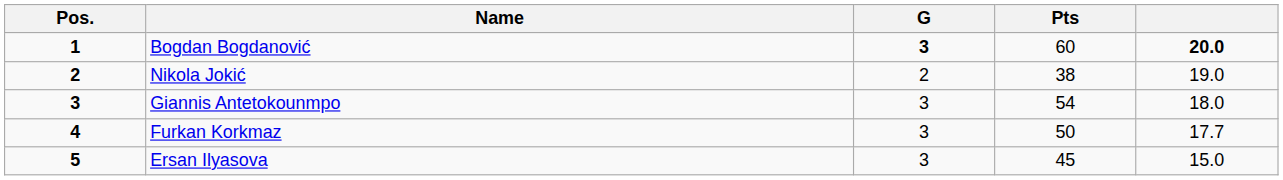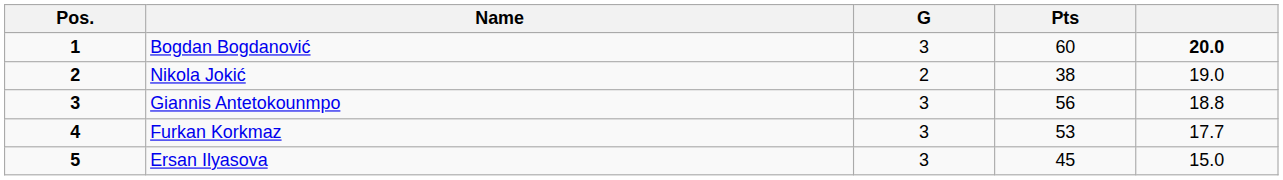(924, 47) bold -> (924, 47) normal
(1065, 103) 54 -> (1065, 103) 56
(1207, 103) 18.0 -> (1207, 103) 18.8
(1065, 132) 50 -> (1065, 132) 53
